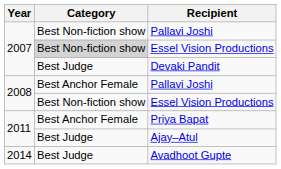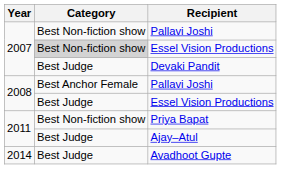(91, 102) Best Non-fiction show -> (65, 102) Best Judge
(87, 119) Best Anchor Female -> (91, 119) Best Non-fiction show
